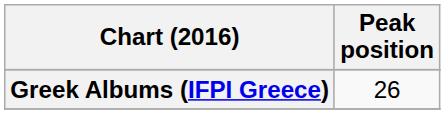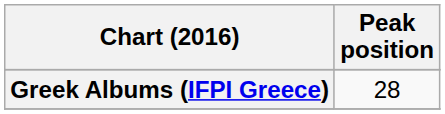(387, 89) 26 -> (387, 89) 28
